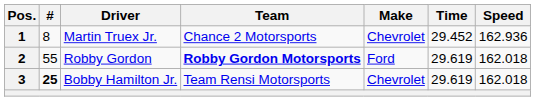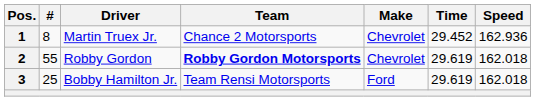(381, 58) Ford -> (396, 58) Chevrolet
(50, 80) bold -> (50, 80) normal
(396, 80) Chevrolet -> (381, 80) Ford
